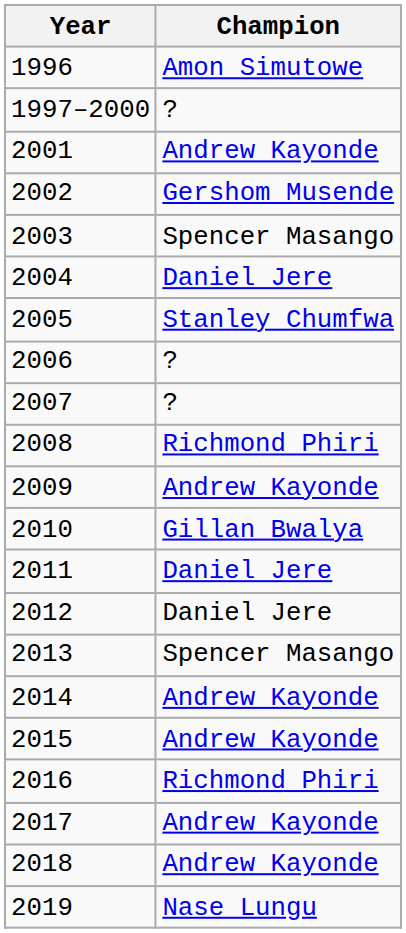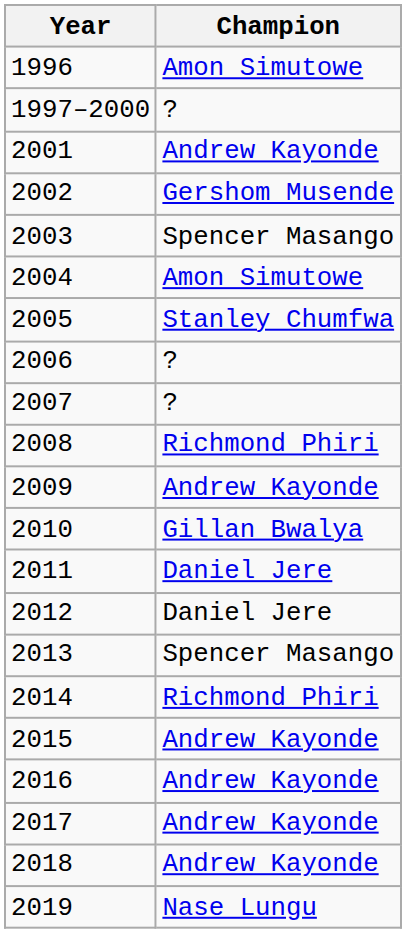(247, 278) Daniel Jere -> (263, 278) Amon Simutowe
(271, 697) Andrew Kayonde -> (271, 697) Richmond Phiri
(271, 781) Richmond Phiri -> (271, 781) Andrew Kayonde
